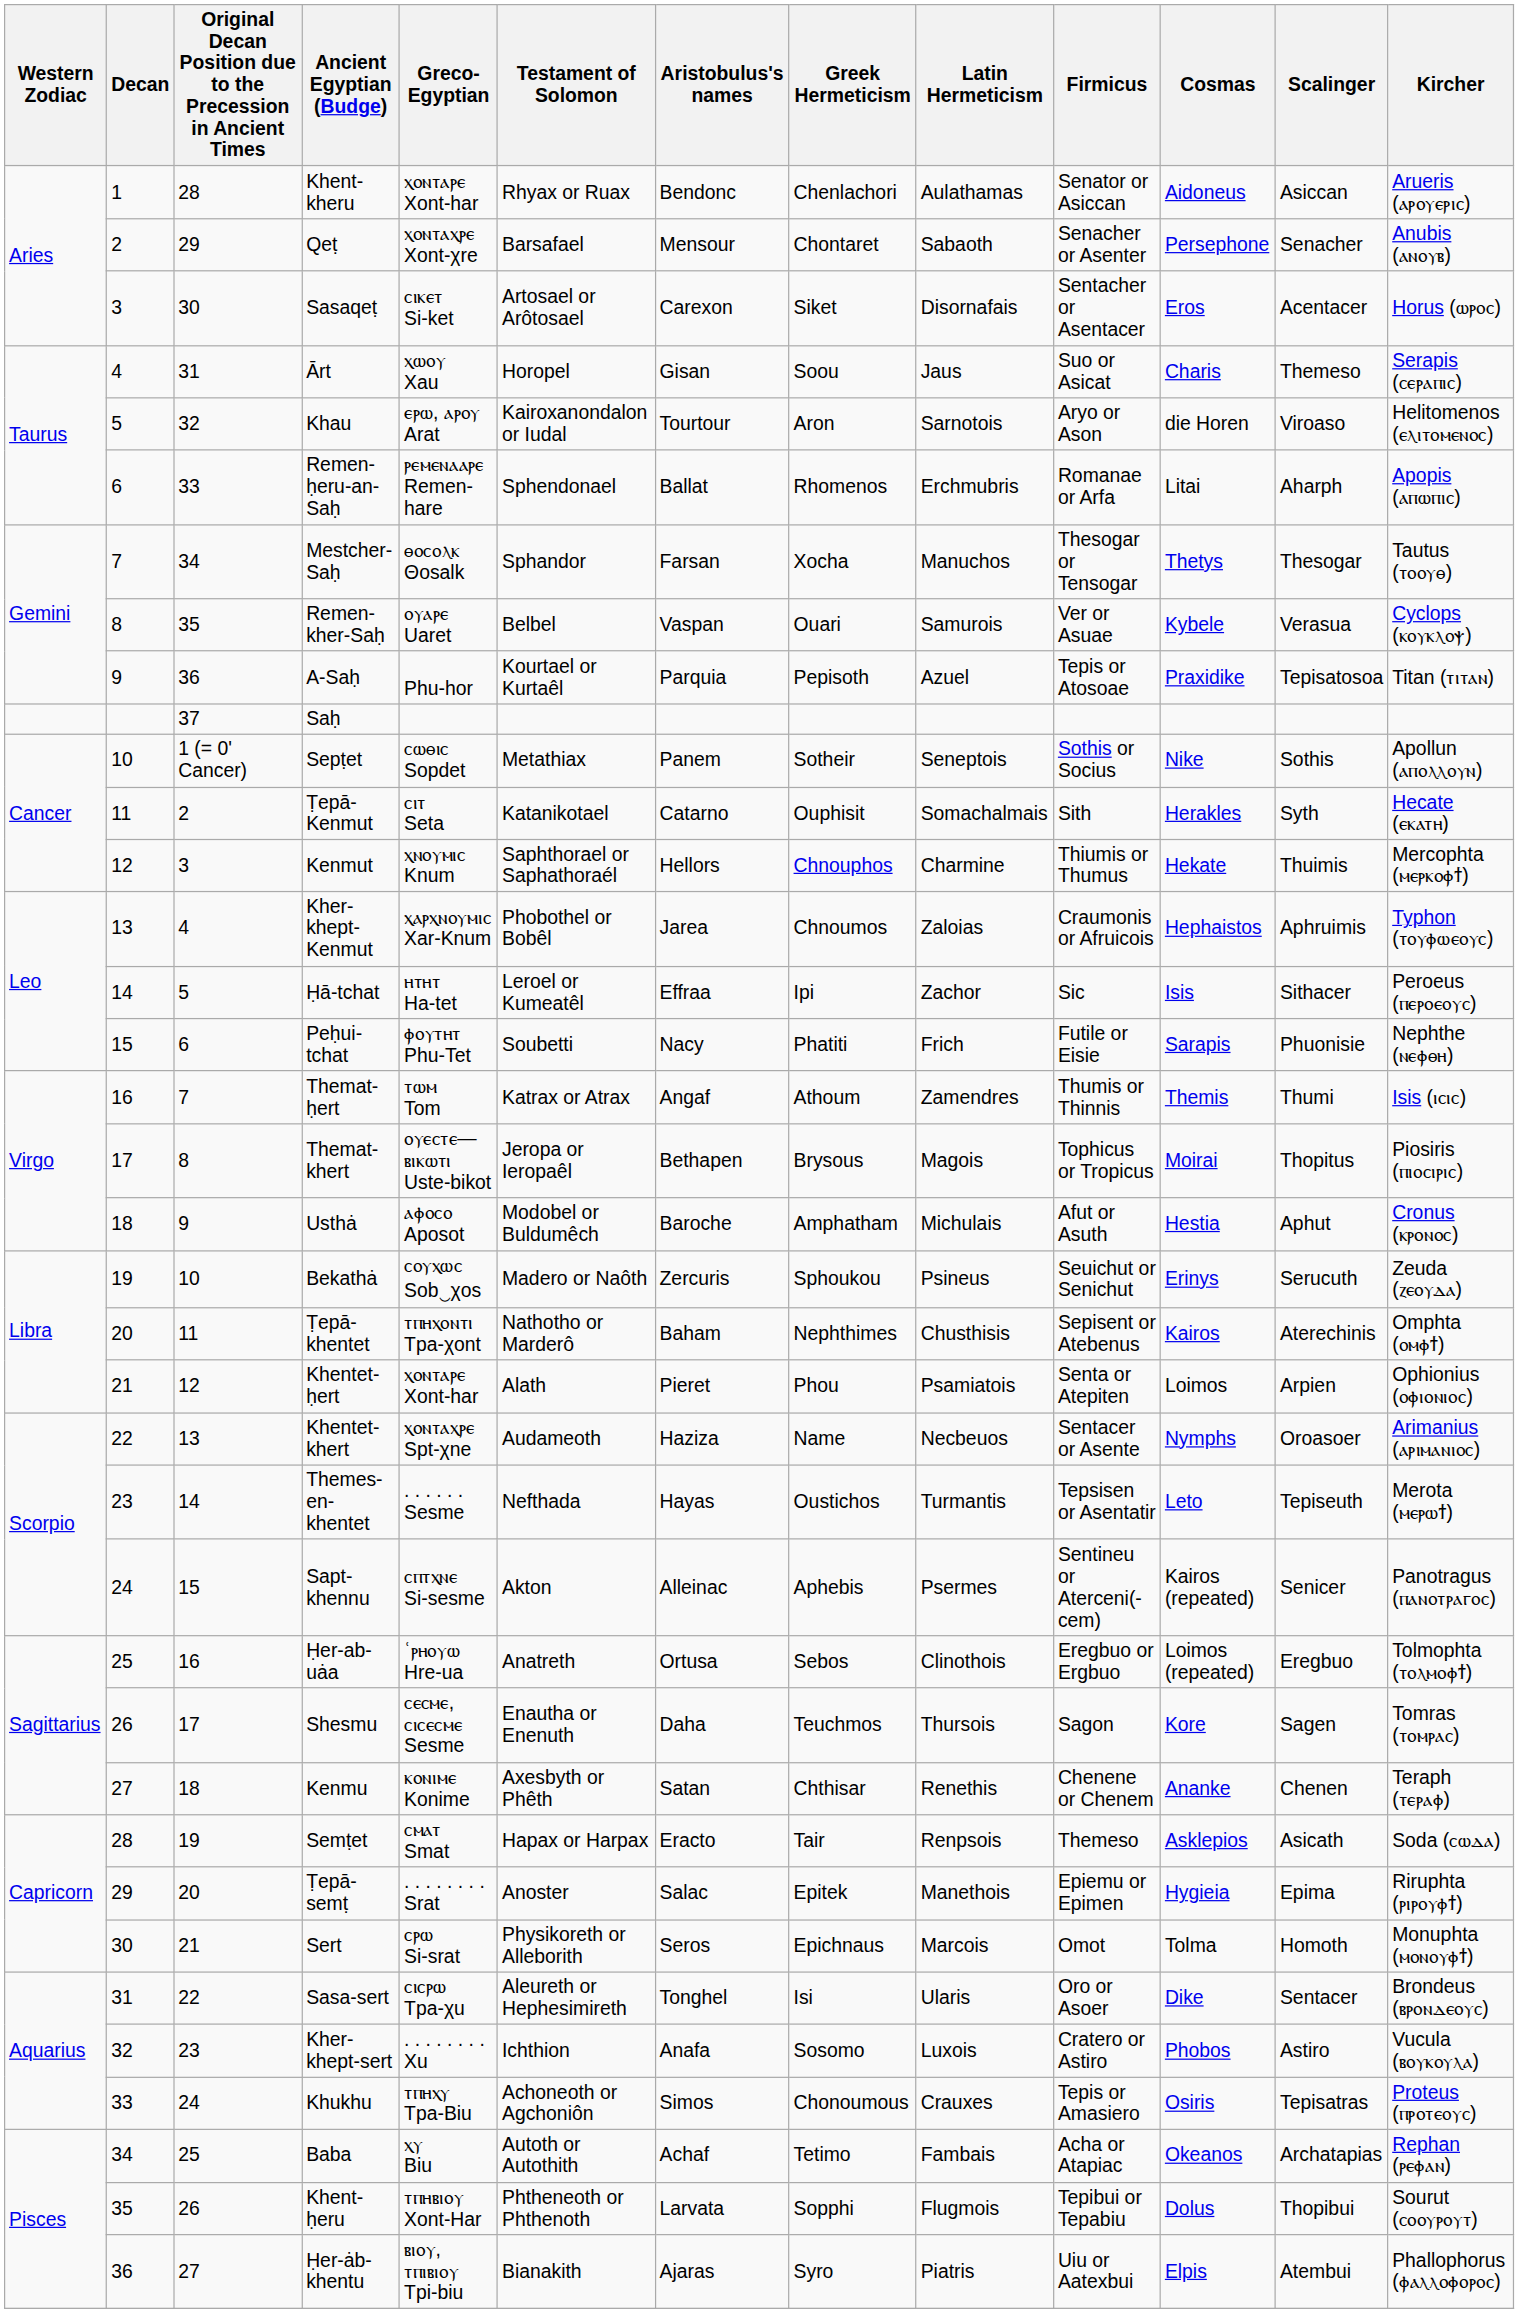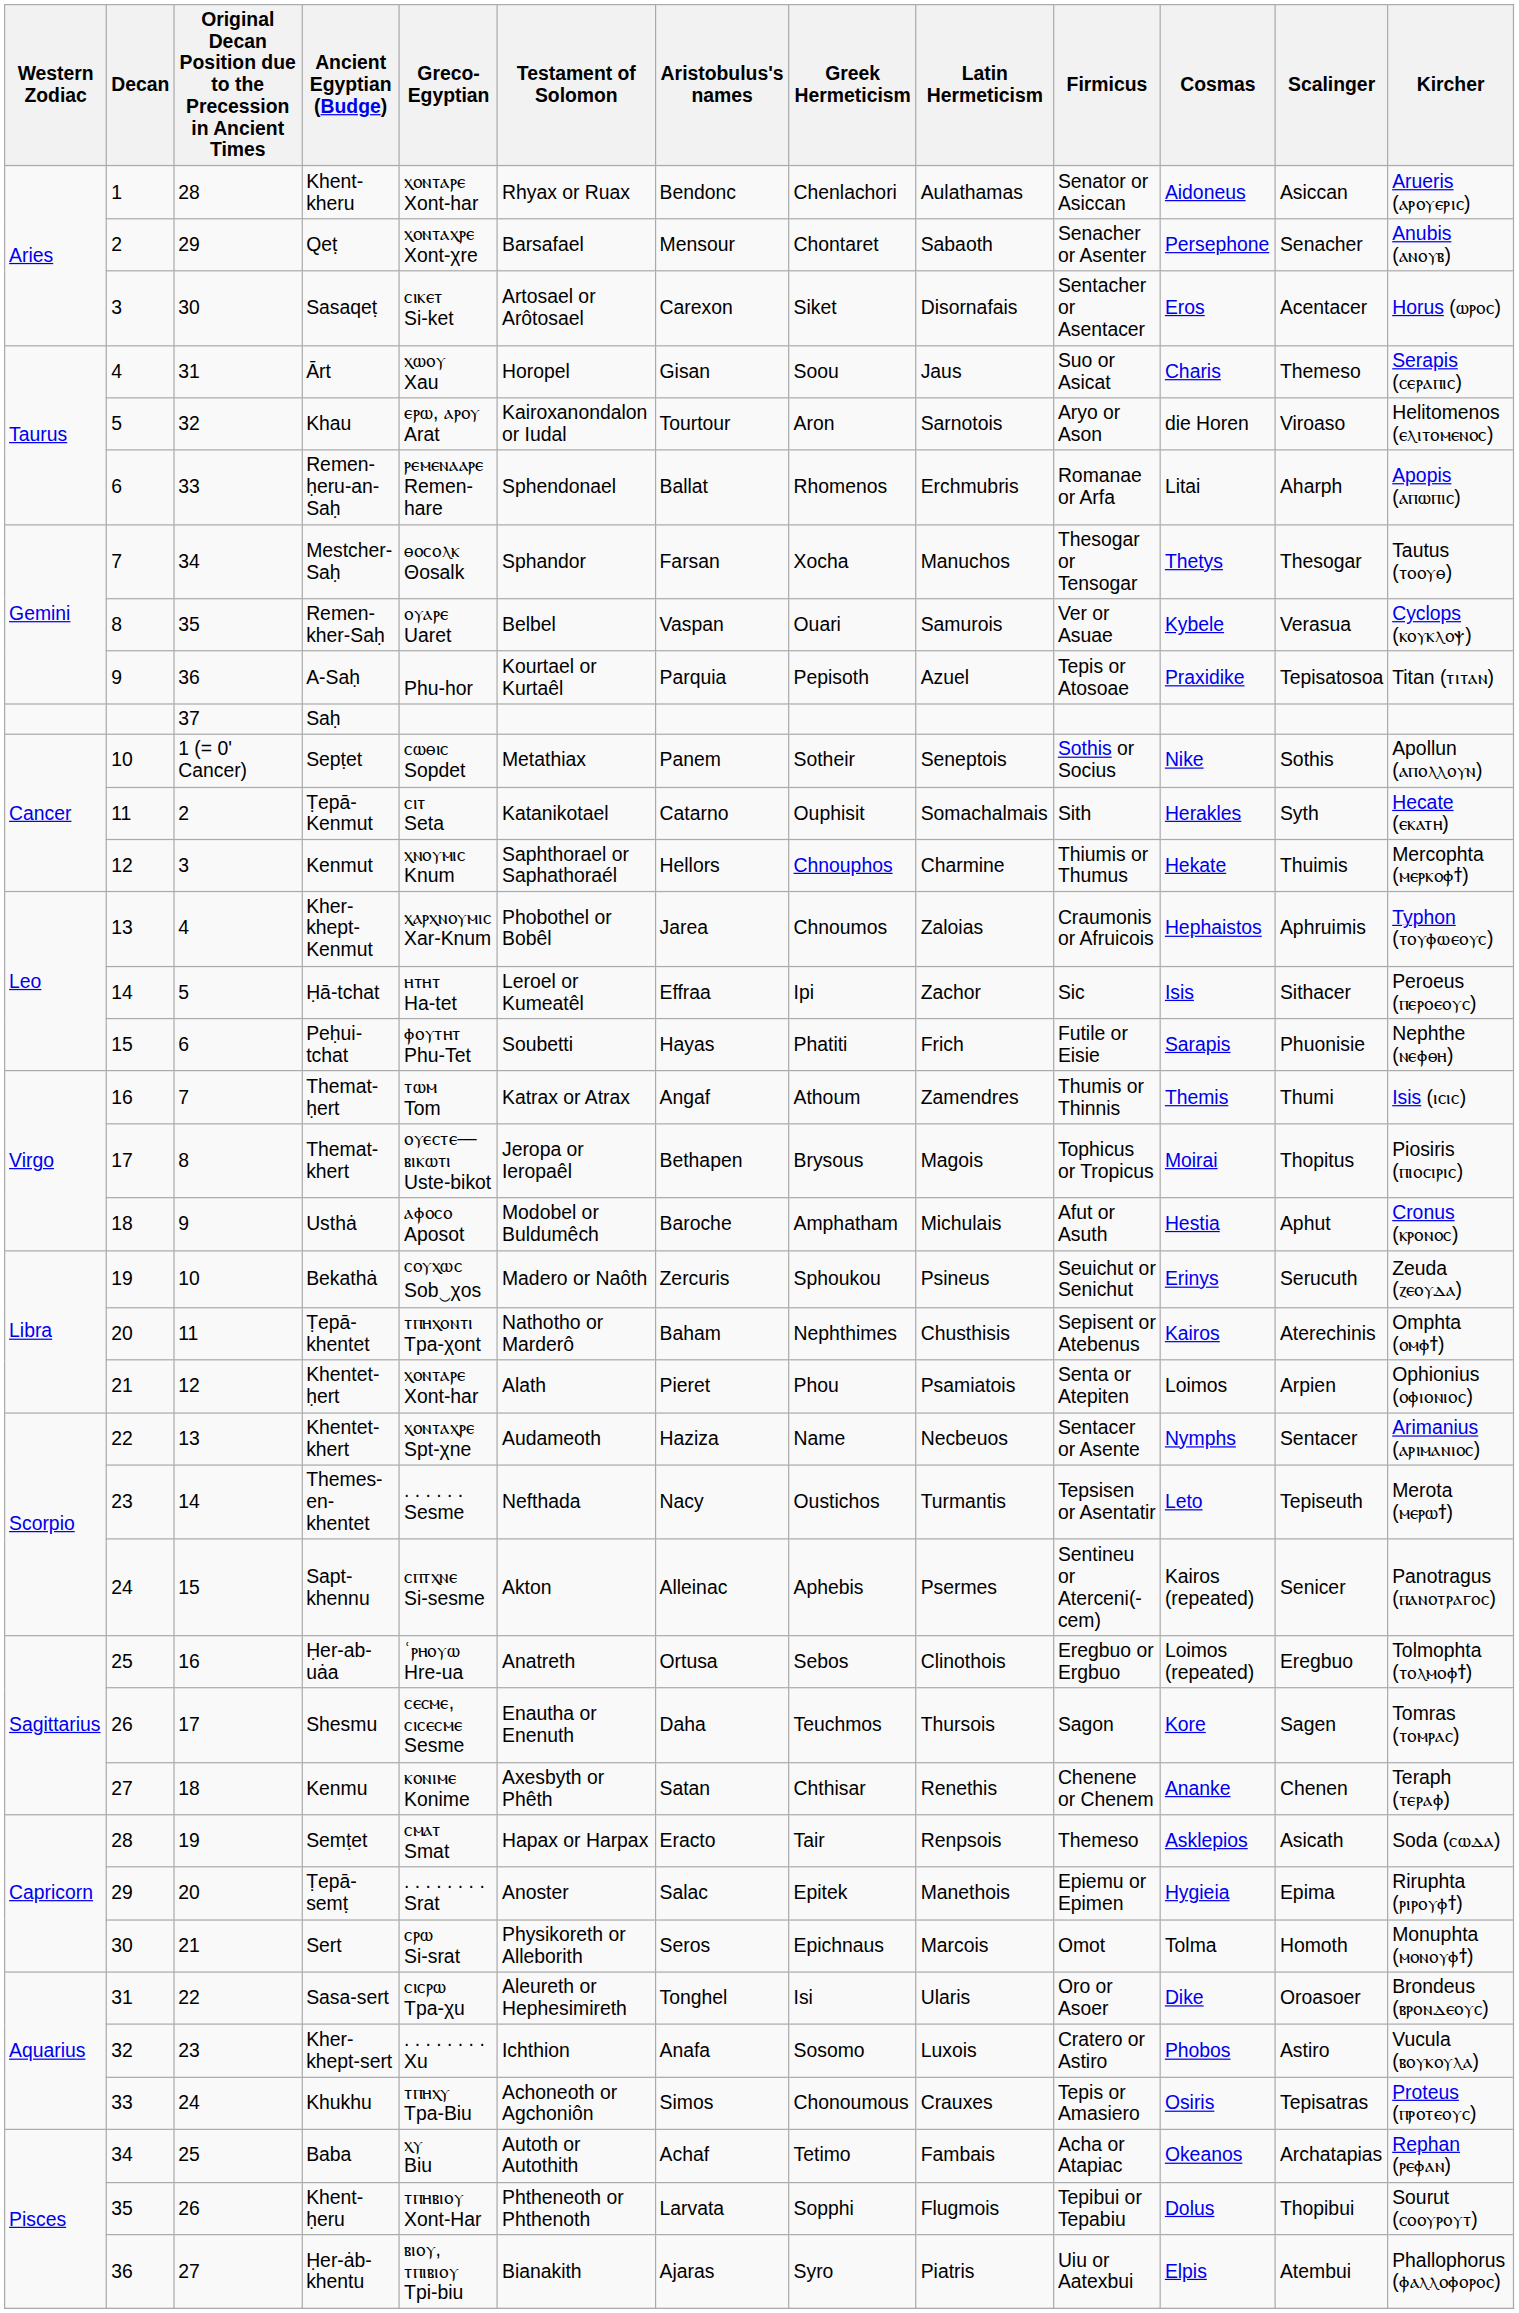(682, 1044) Nacy -> (687, 1044) Hayas
(1320, 1438) Oroasoer -> (1319, 1438) Sentacer
(687, 1502) Hayas -> (682, 1502) Nacy
(1319, 1998) Sentacer -> (1320, 1998) Oroasoer
